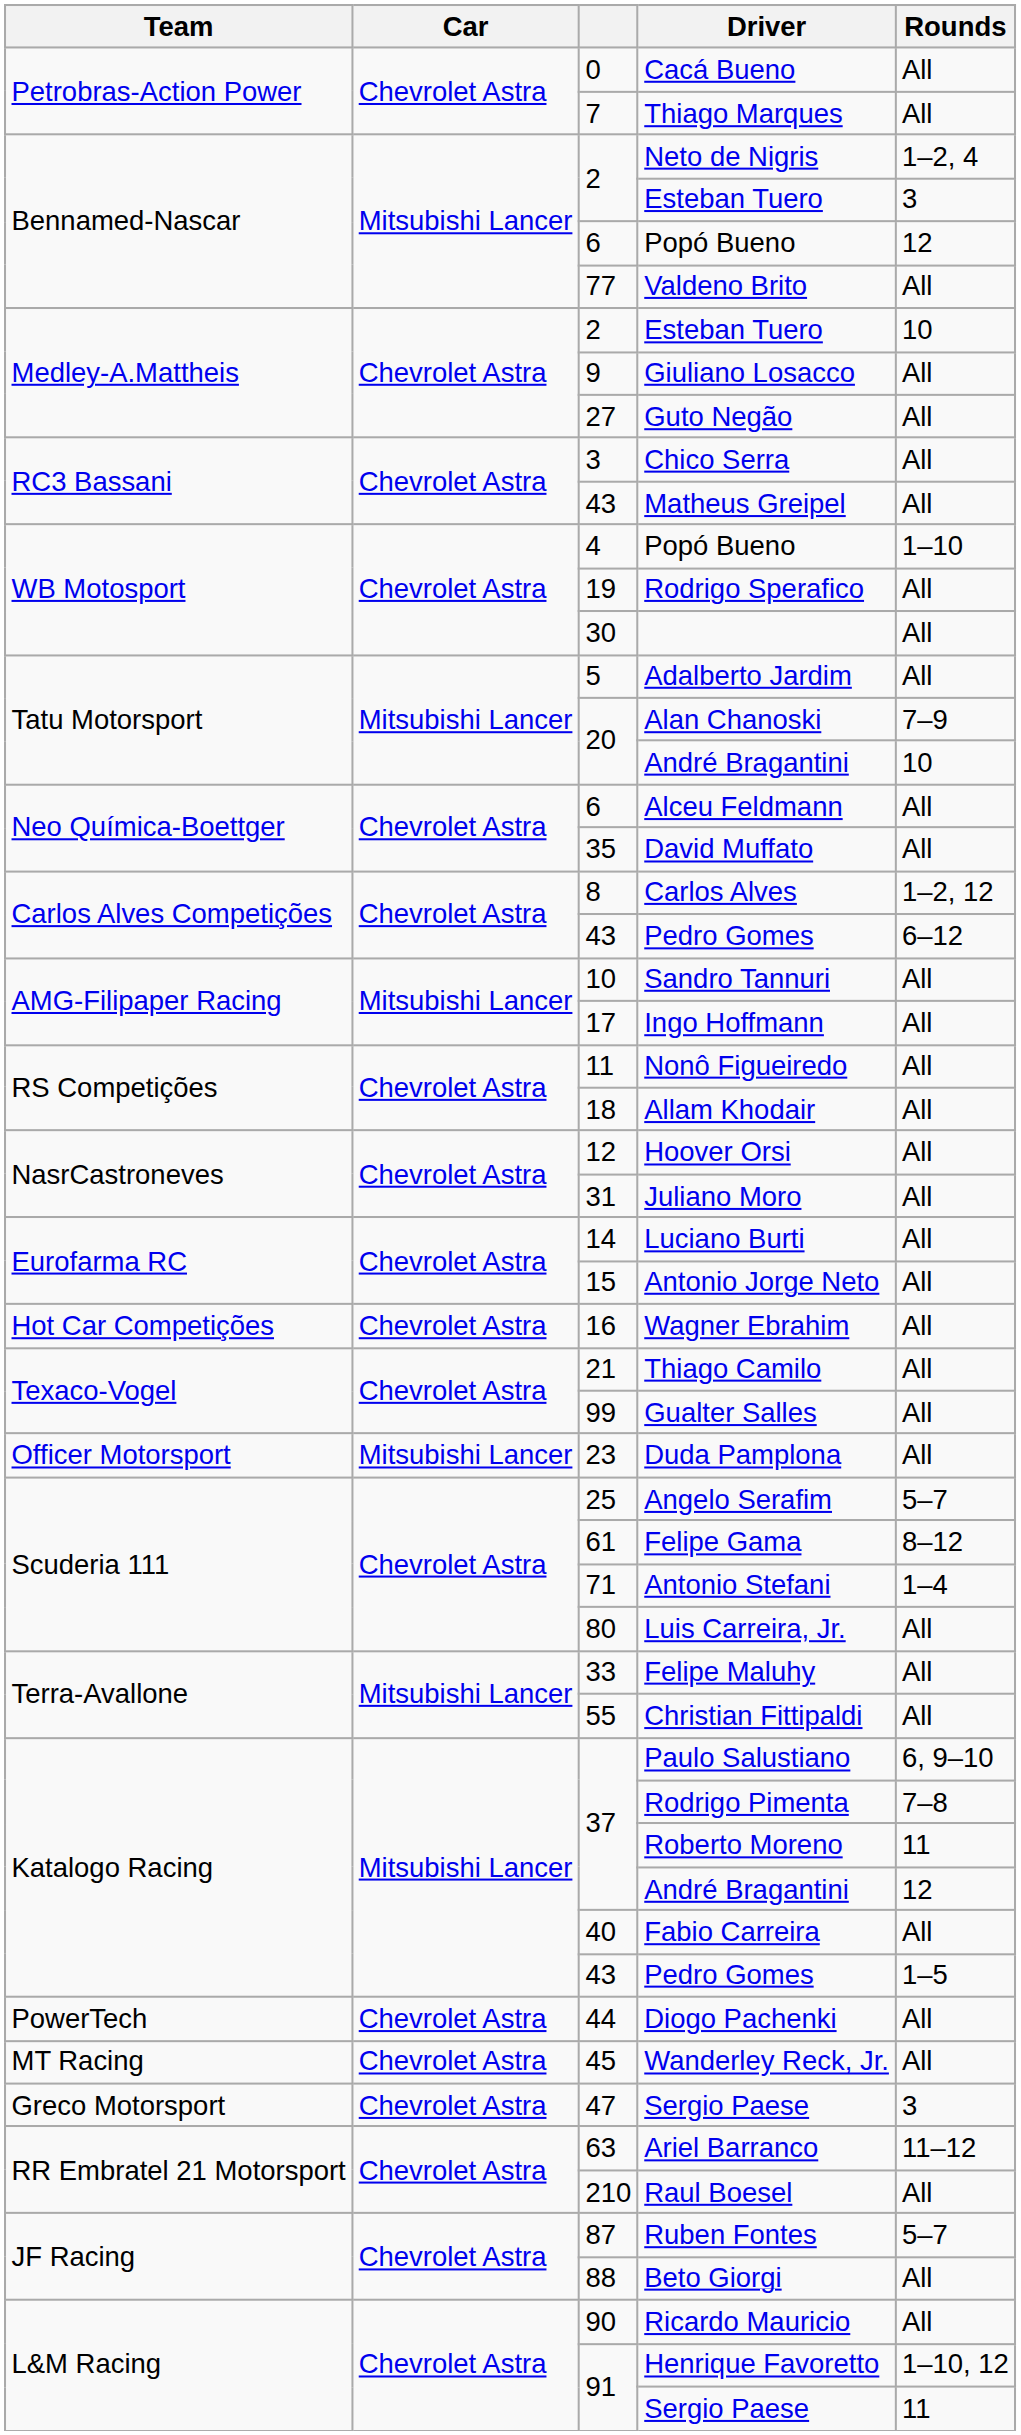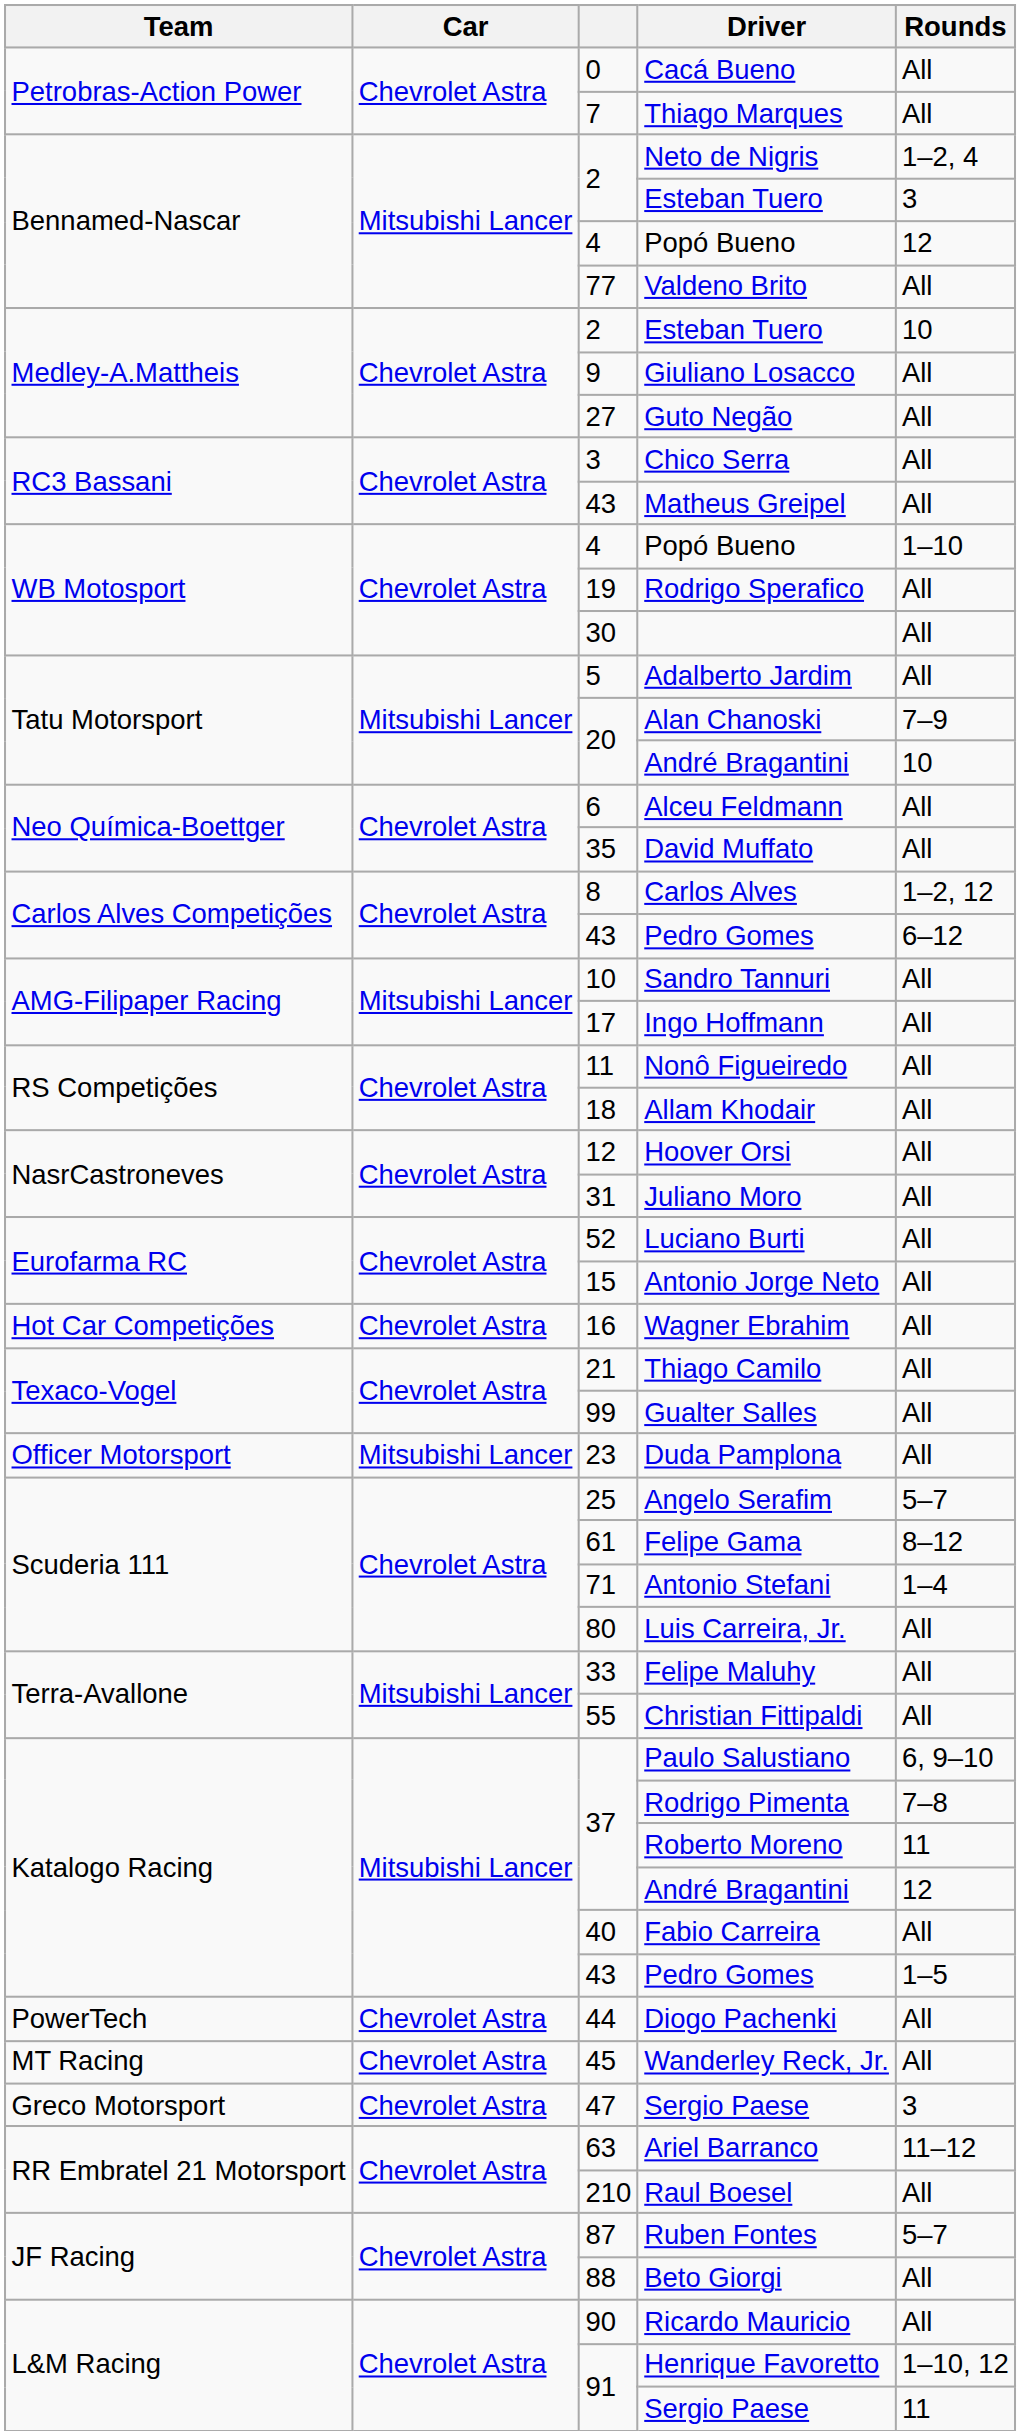(593, 243) 6 -> (593, 243) 4
(601, 1239) 14 -> (601, 1239) 52
